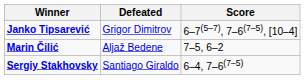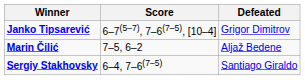columns swapped: (141, 12) <-> (240, 12)
